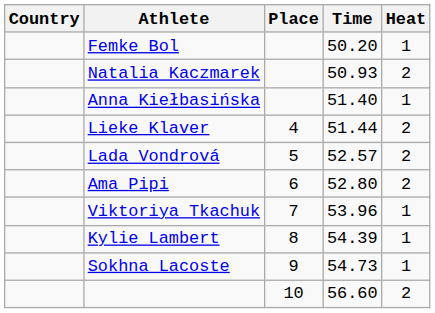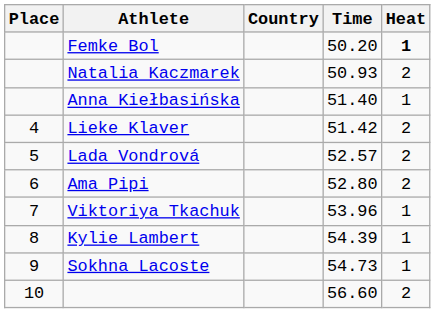columns swapped: (294, 18) <-> (44, 18)
(406, 46) normal -> (406, 46) bold
(352, 129) 51.44 -> (352, 129) 51.42
